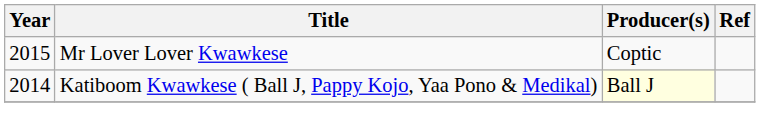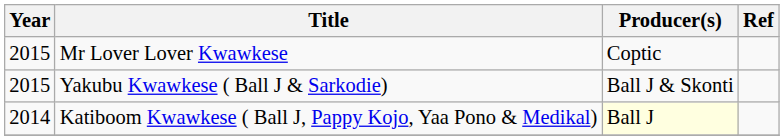+ row: (224, 85)
